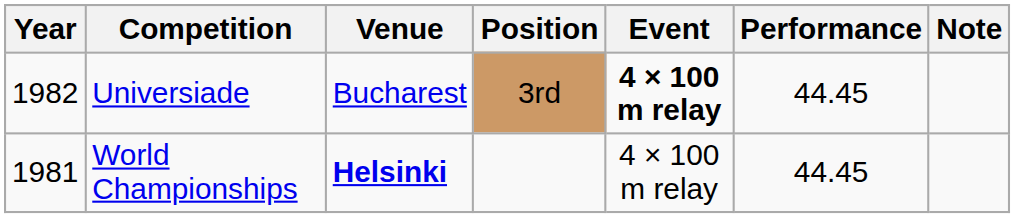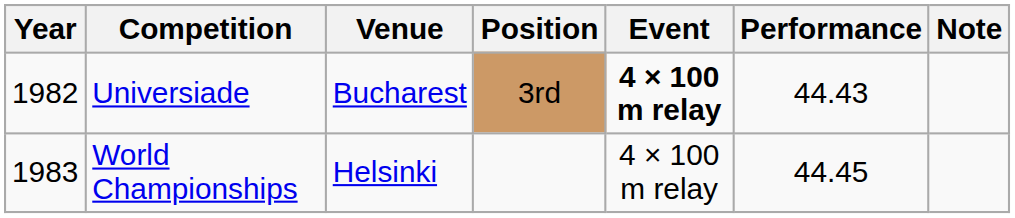(831, 93) 44.45 -> (831, 93) 44.43
(45, 173) 1981 -> (45, 173) 1983
(390, 173) bold -> (385, 173) normal
